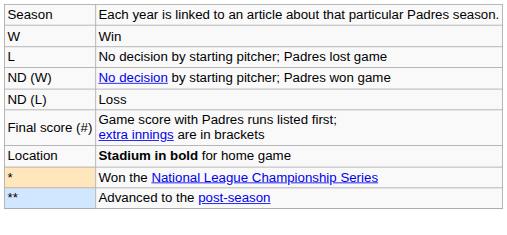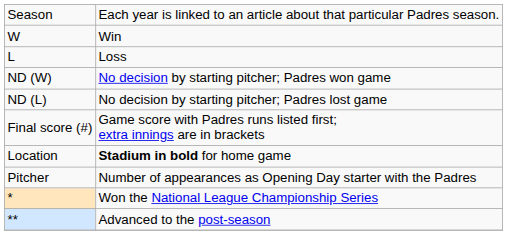(243, 57) No decision by starting pitcher; Padres lost game -> (112, 57) Loss
(112, 99) Loss -> (243, 99) No decision by starting pitcher; Padres lost game
+ row: (28, 177)
